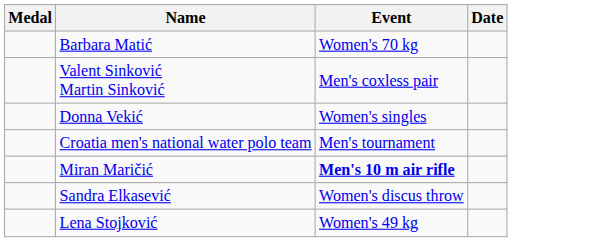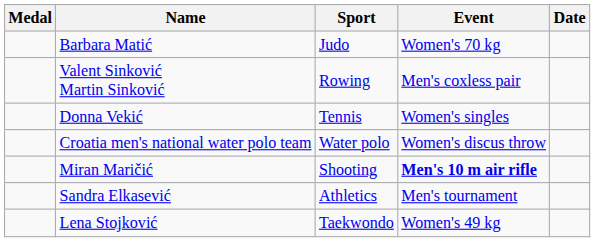+ column: (356, 17)
(377, 143) Men's tournament -> (474, 143) Women's discus throw
(391, 196) Women's discus throw -> (459, 196) Men's tournament
